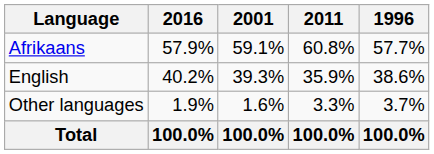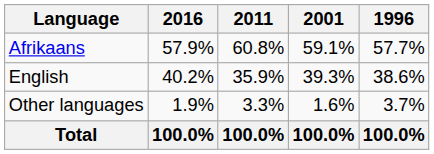columns swapped: (324, 18) <-> (253, 18)
